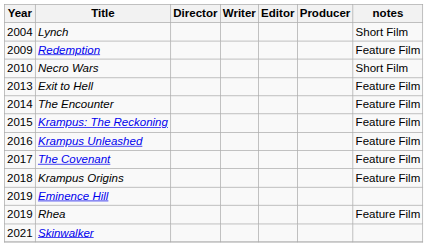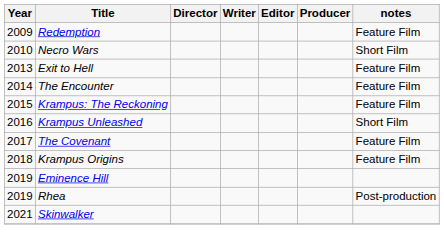- row: (53, 31)
(388, 141) Feature Film -> (382, 123) Short Film
(388, 214) Feature Film -> (396, 196) Post-production
